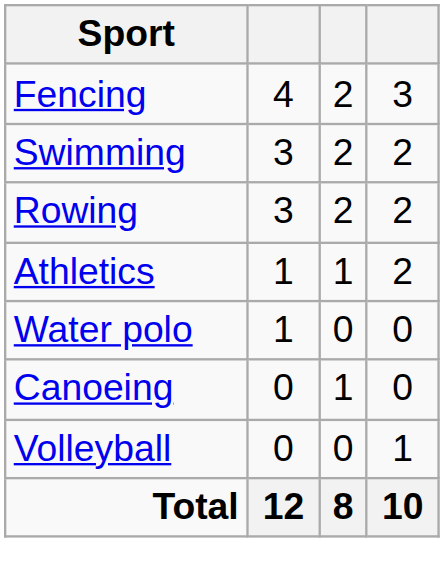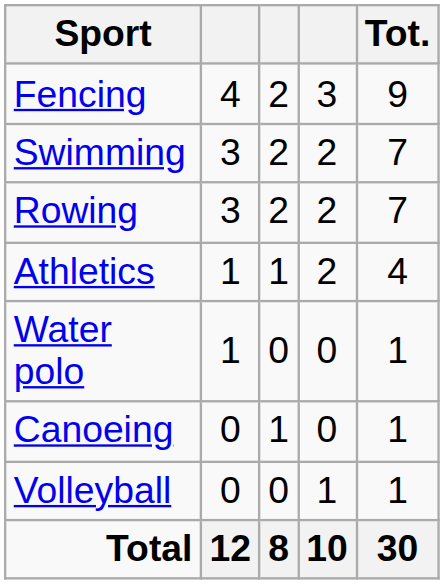+ column: (398, 34)
